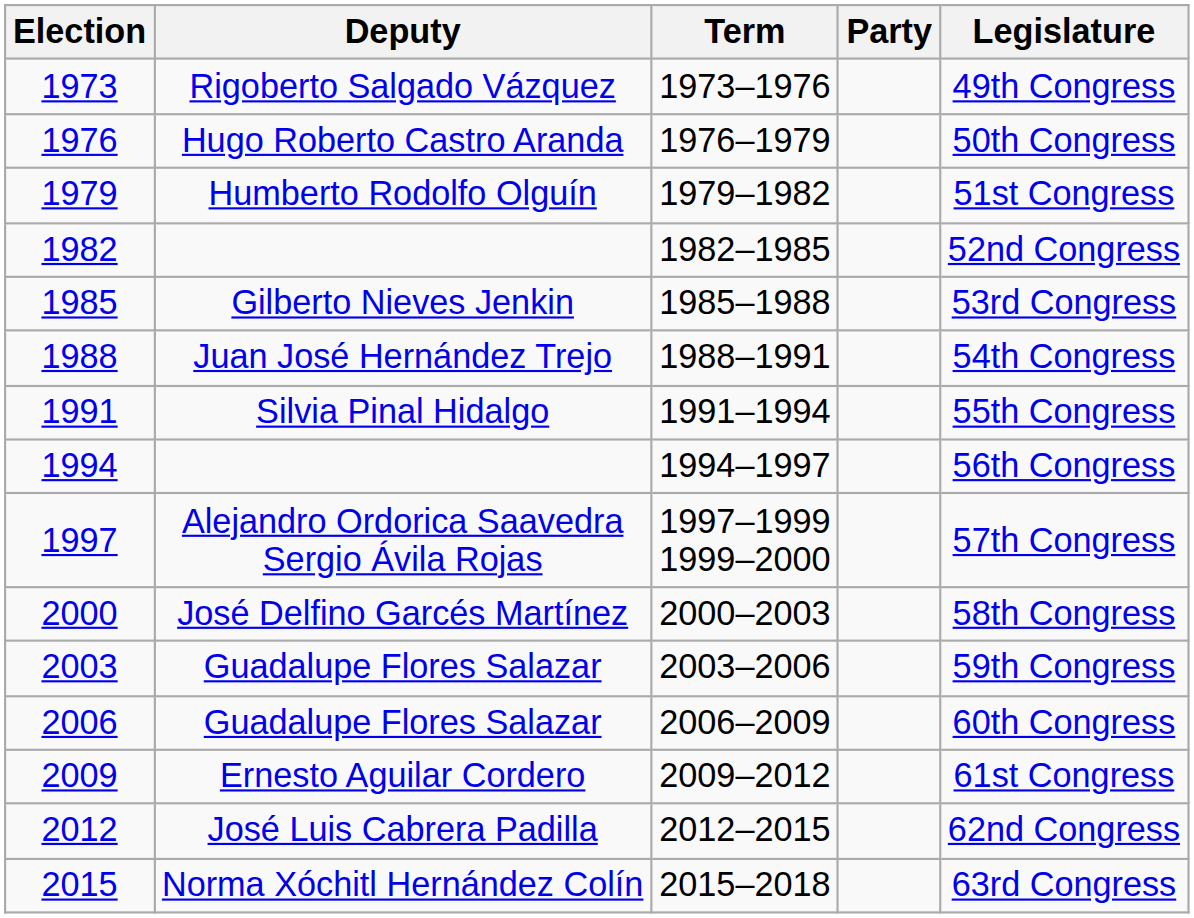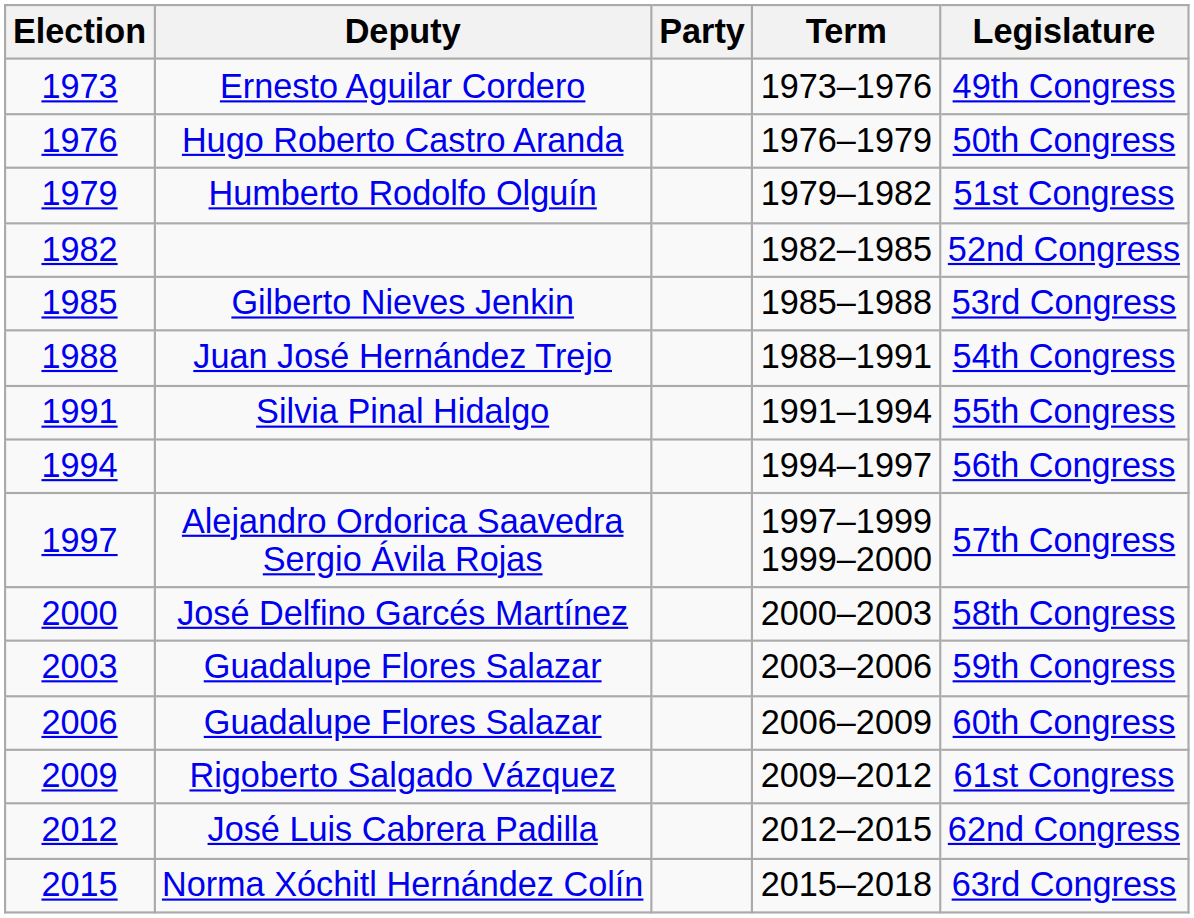columns swapped: (889, 31) <-> (745, 31)
(403, 85) Rigoberto Salgado Vázquez -> (403, 85) Ernesto Aguilar Cordero
(403, 776) Ernesto Aguilar Cordero -> (403, 776) Rigoberto Salgado Vázquez
